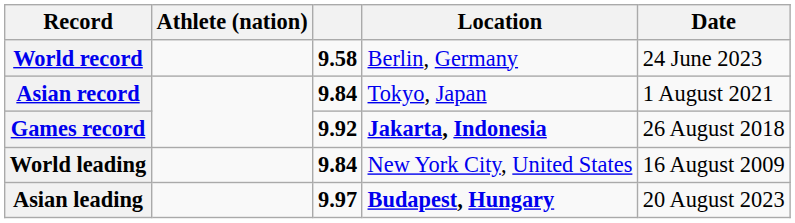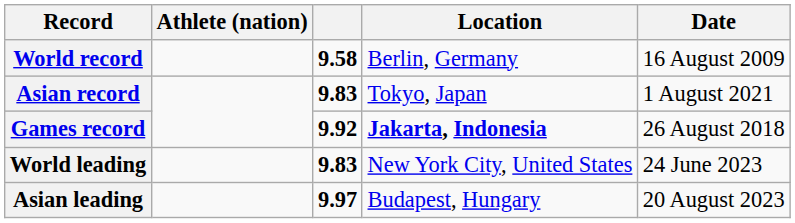(702, 57) 24 June 2023 -> (714, 57) 16 August 2009
(338, 93) 9.84 -> (338, 93) 9.83
(338, 164) 9.84 -> (338, 164) 9.83
(714, 164) 16 August 2009 -> (702, 164) 24 June 2023
(461, 199) bold -> (454, 199) normal
